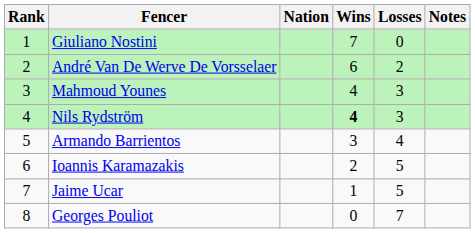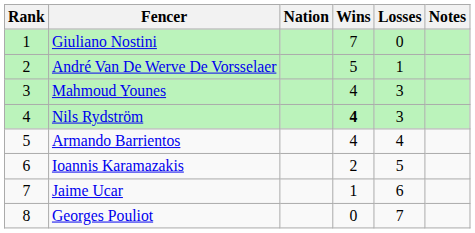(353, 66) 6 -> (353, 66) 5
(400, 66) 2 -> (400, 66) 1
(353, 141) 3 -> (353, 141) 4
(400, 191) 5 -> (400, 191) 6
